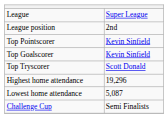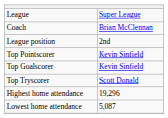+ row: (16, 28)
- row: (29, 106)
